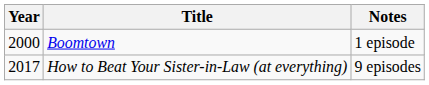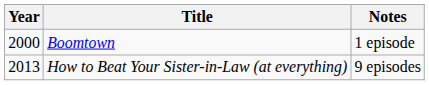(24, 67) 2017 -> (24, 67) 2013
